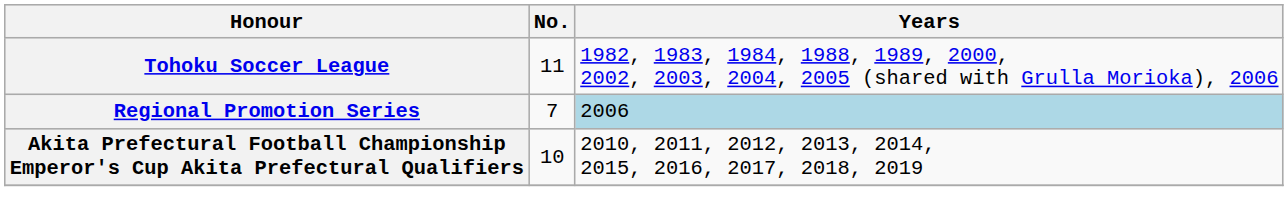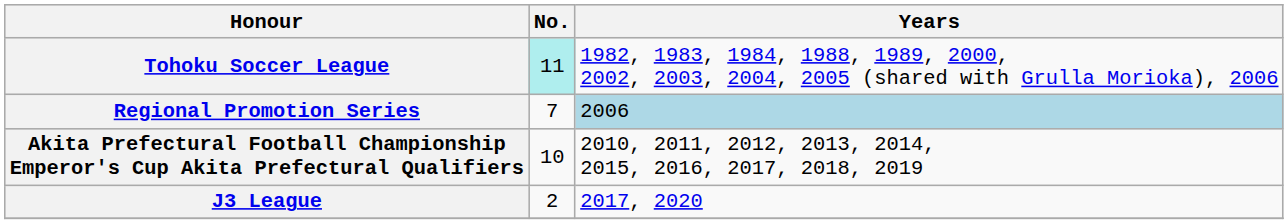(552, 66) no background -> (552, 66) paleturquoise background
+ row: (267, 202)
